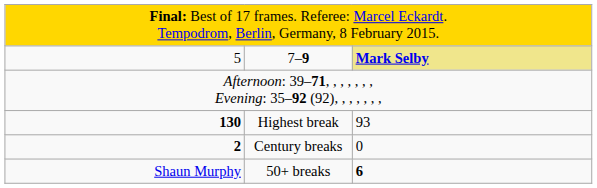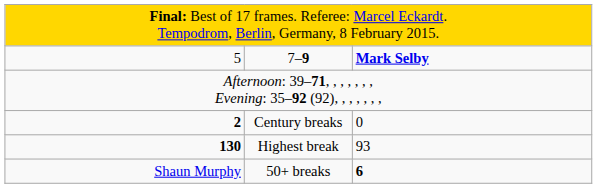(392, 58) khaki background -> (392, 58) no background
rows swapped: (298, 123) <-> (298, 147)
